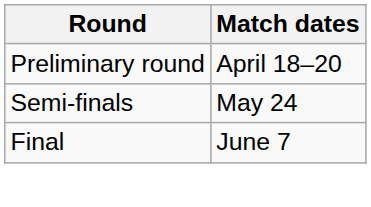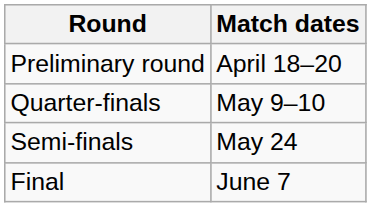+ row: (86, 102)
